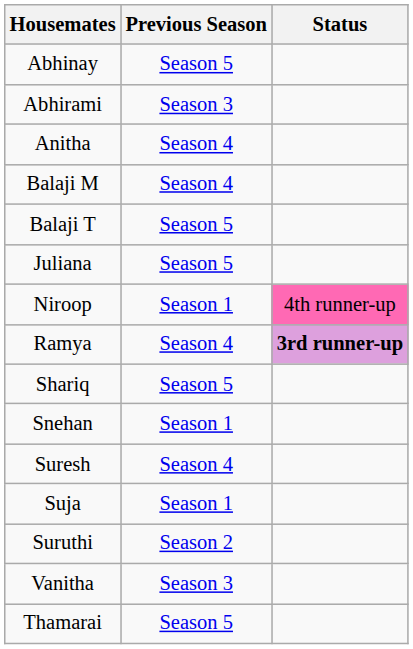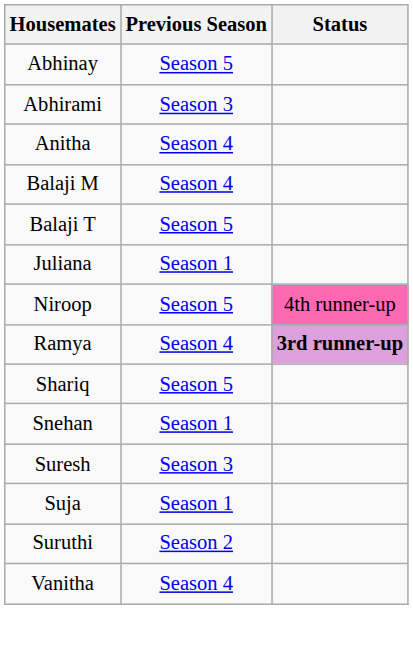(196, 263) Season 5 -> (196, 263) Season 1
(196, 303) Season 1 -> (196, 303) Season 5
(196, 463) Season 4 -> (196, 463) Season 3
(196, 582) Season 3 -> (196, 582) Season 4
- row: (63, 622)
